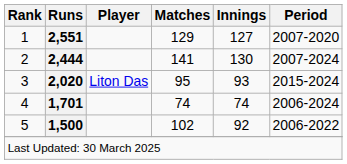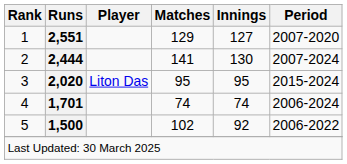(241, 81) 93 -> (241, 81) 95
